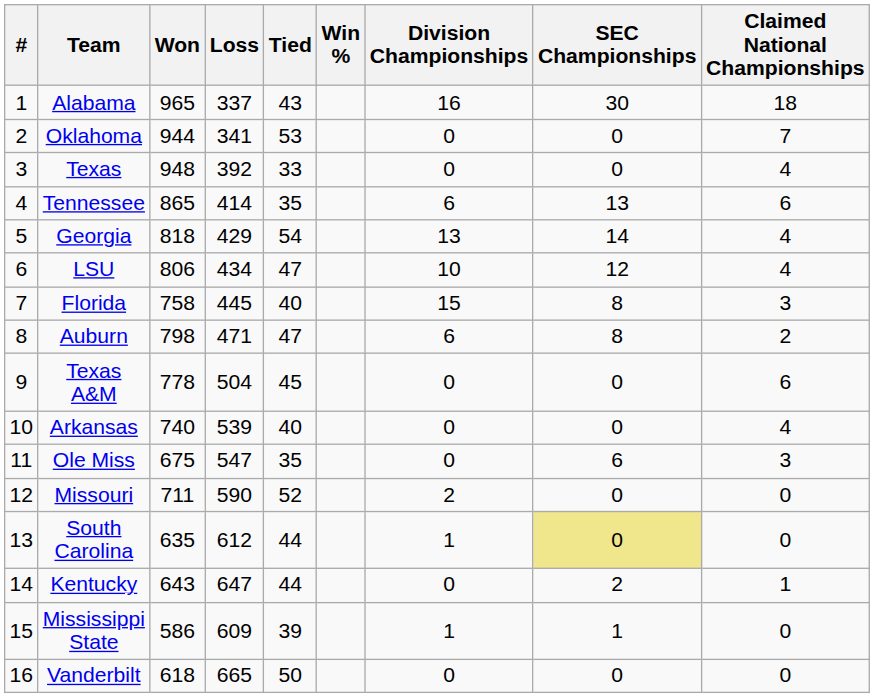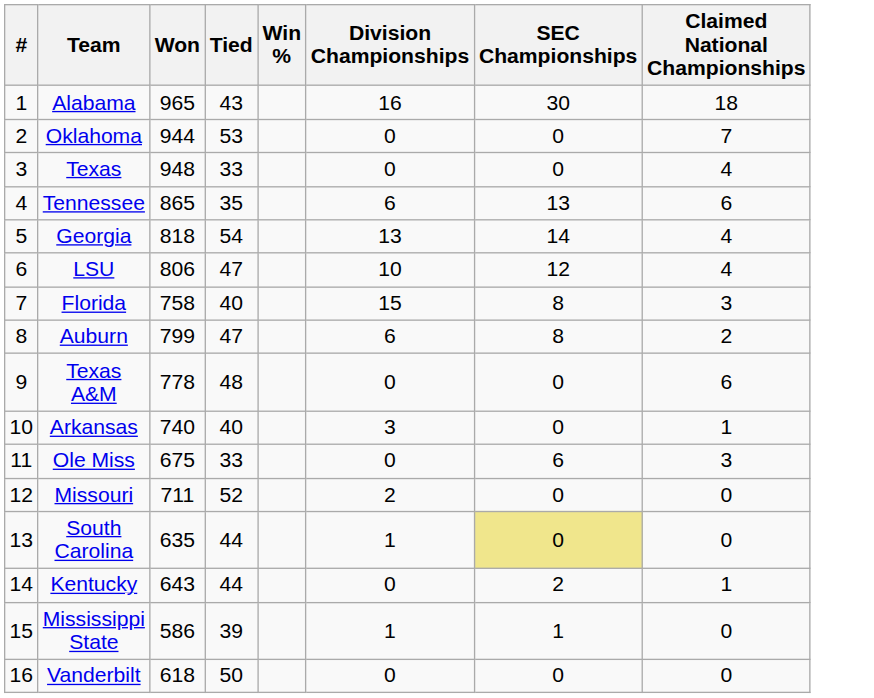- column: (234, 45)
(177, 336) 798 -> (177, 336) 799
(290, 382) 45 -> (231, 382) 48
(449, 427) 0 -> (390, 427) 3
(785, 427) 4 -> (726, 427) 1
(290, 460) 35 -> (231, 460) 33
